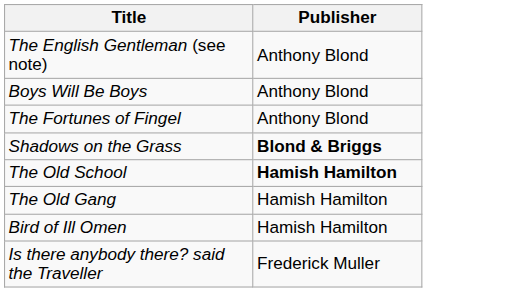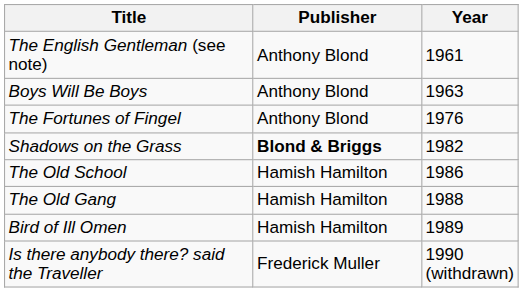+ column: (470, 18)
(327, 173) bold -> (322, 173) normal
